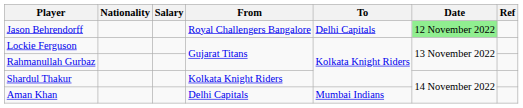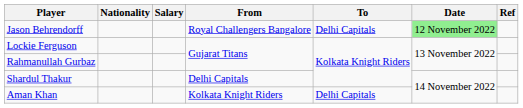(235, 78) Kolkata Knight Riders -> (218, 78) Delhi Capitals
(218, 95) Delhi Capitals -> (235, 95) Kolkata Knight Riders
(350, 95) Mumbai Indians -> (345, 95) Delhi Capitals
